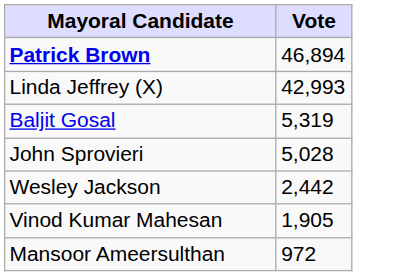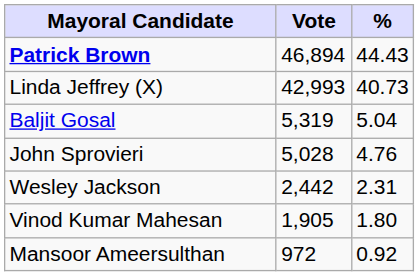+ column: (383, 21)
